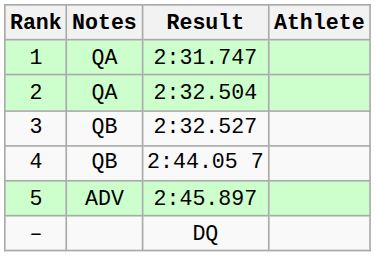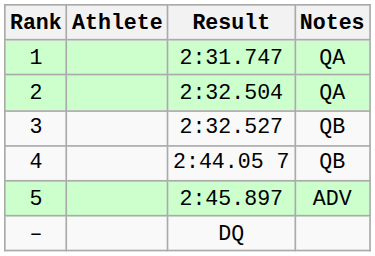columns swapped: (319, 22) <-> (104, 22)
